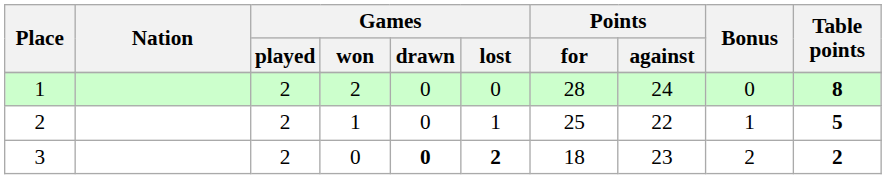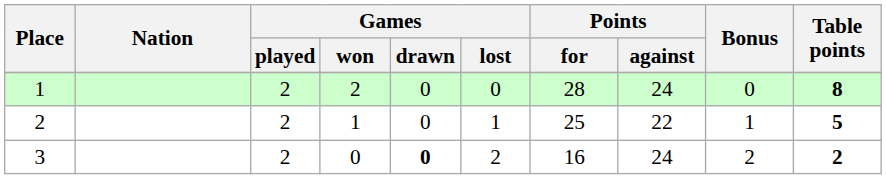(495, 156) bold -> (495, 156) normal
(574, 156) 18 -> (574, 156) 16
(662, 156) 23 -> (662, 156) 24
